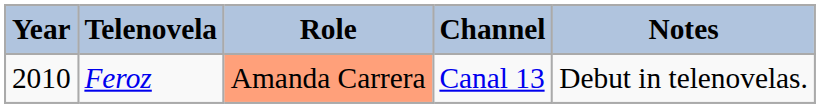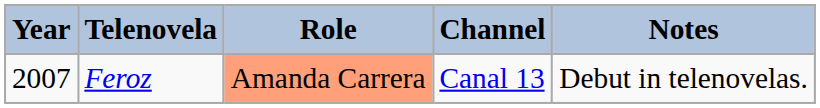(41, 77) 2010 -> (41, 77) 2007
